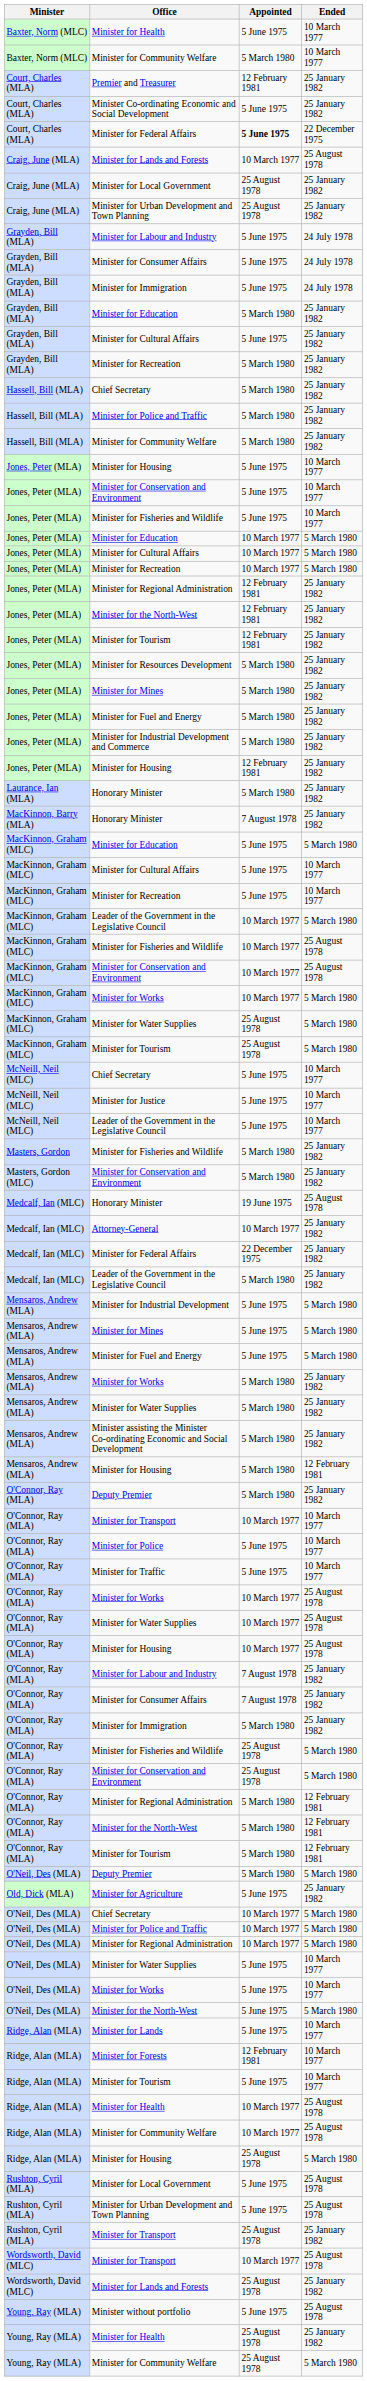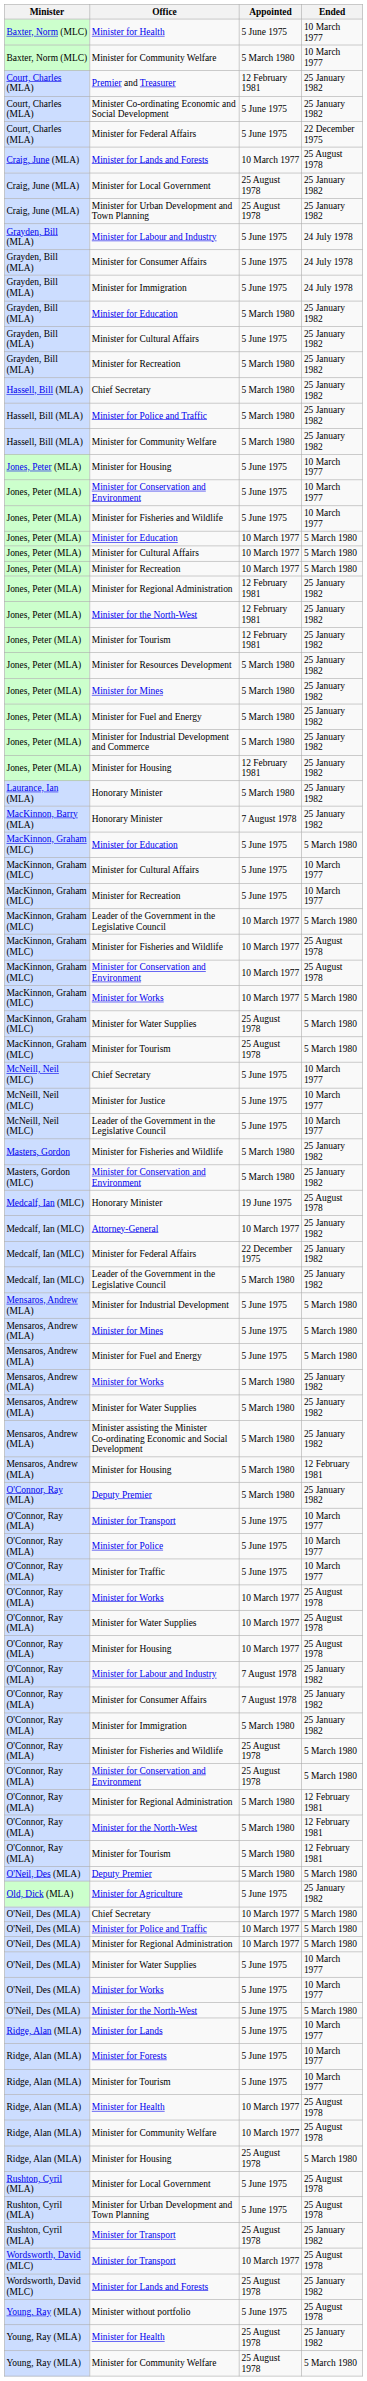(265, 134) bold -> (264, 134) normal
(270, 1520) 10 March 1977 -> (264, 1520) 5 June 1975
(264, 2056) 12 February 1981 -> (264, 2056) 5 June 1975
